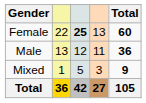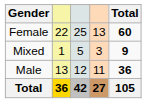(80, 32) bold -> (80, 32) normal
rows swapped: (29, 51) <-> (29, 70)
